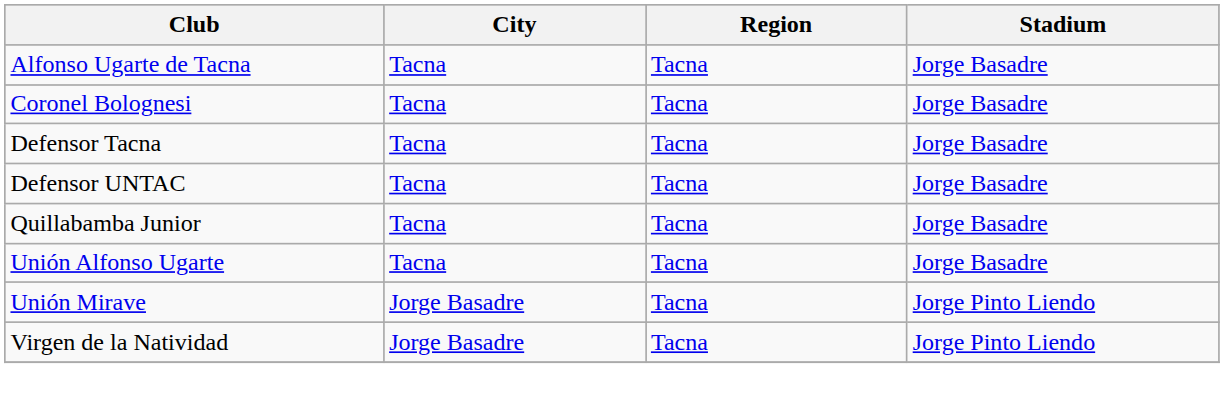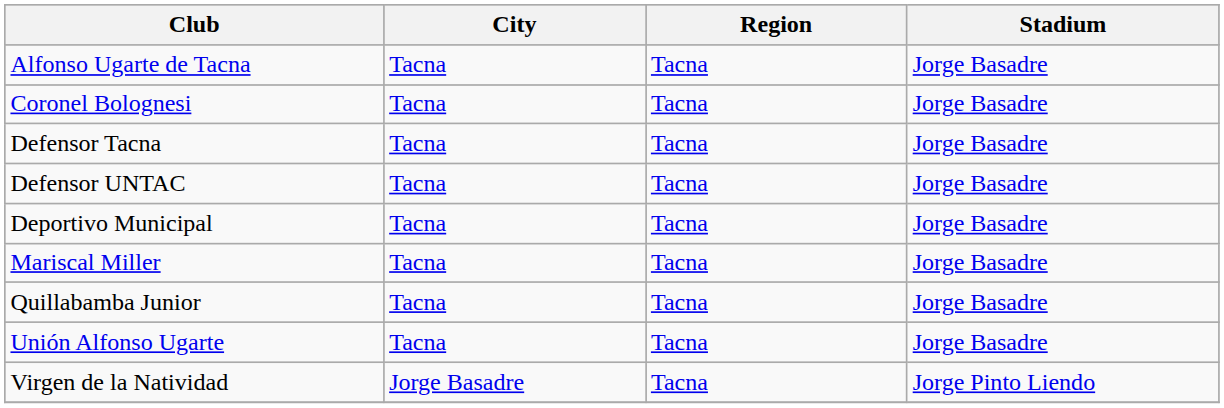+ row: (112, 223)
+ row: (86, 262)
- row: (78, 302)
